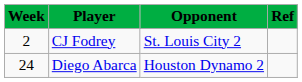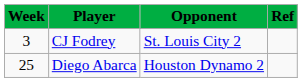(26, 41) 2 -> (26, 41) 3
(26, 65) 24 -> (26, 65) 25
